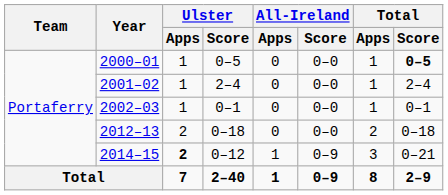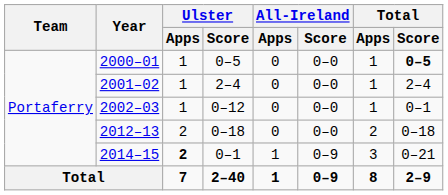(228, 108) 0–1 -> (228, 108) 0–12
(228, 155) 0–12 -> (228, 155) 0–1
